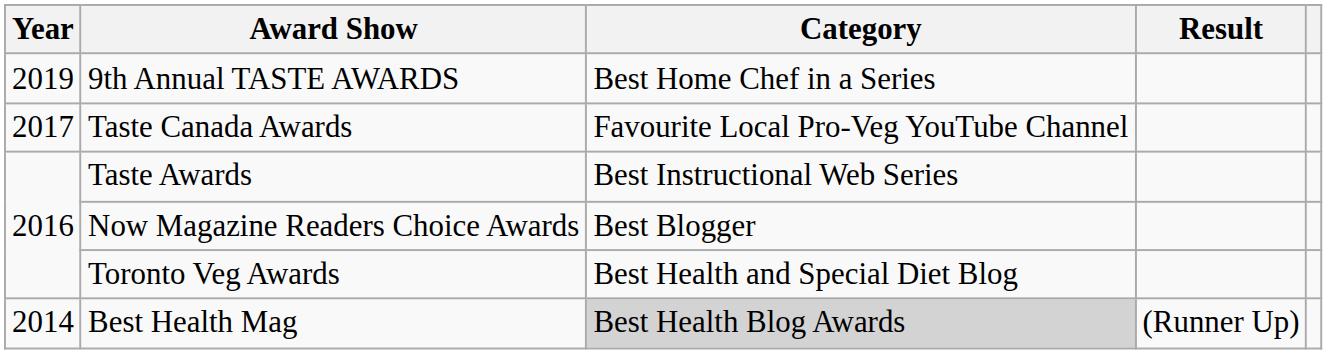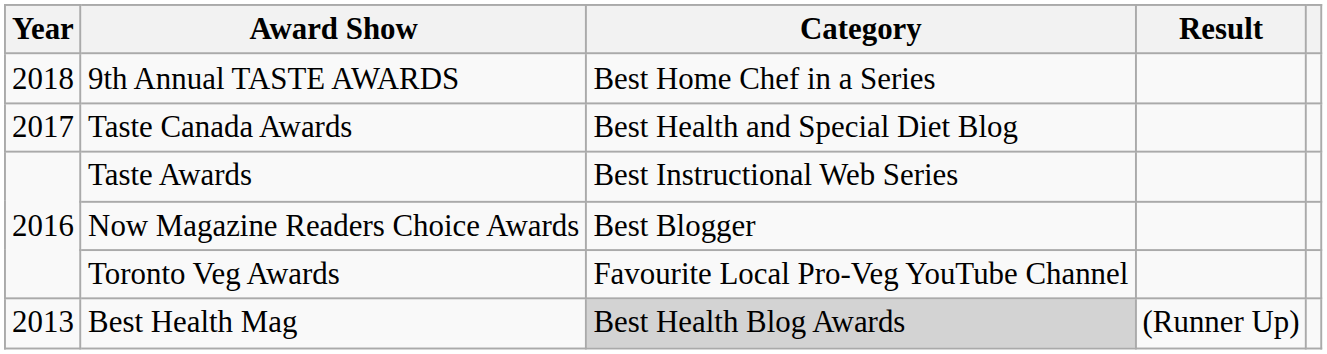(43, 77) 2019 -> (43, 77) 2018
(861, 126) Favourite Local Pro-Veg YouTube Channel -> (806, 126) Best Health and Special Diet Blog
(806, 273) Best Health and Special Diet Blog -> (861, 273) Favourite Local Pro-Veg YouTube Channel
(43, 322) 2014 -> (43, 322) 2013
